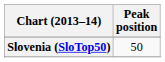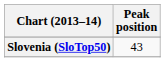(137, 47) 50 -> (137, 47) 43
